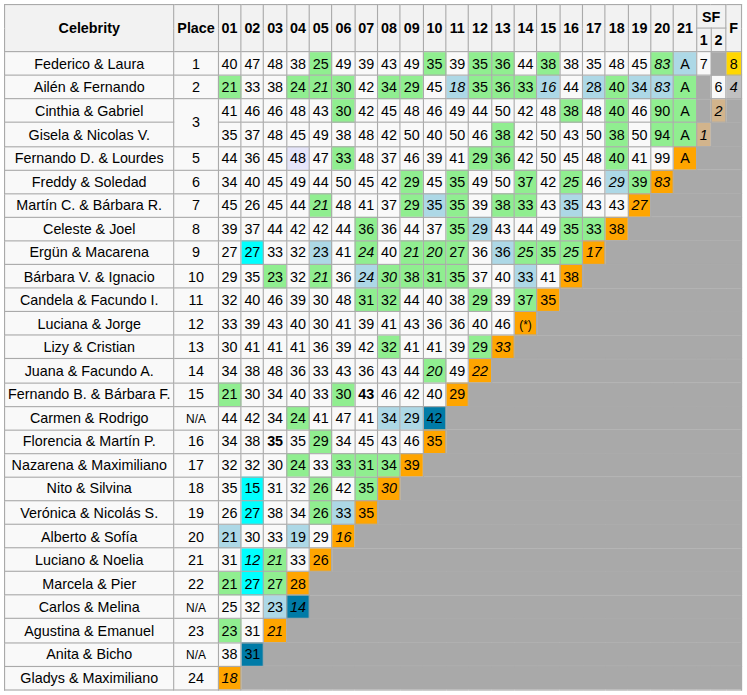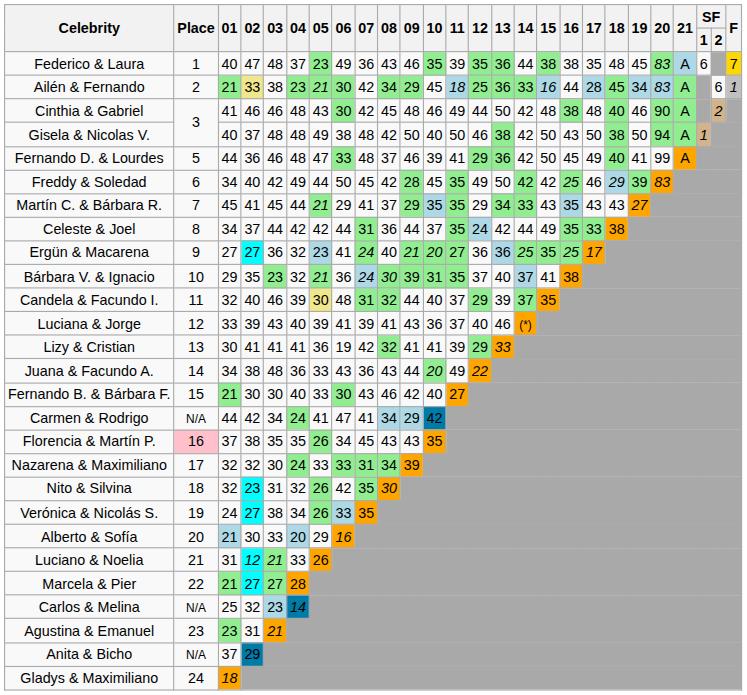(298, 63) 38 -> (298, 63) 37
(321, 63) 25 -> (321, 63) 23
(366, 63) 39 -> (366, 63) 36
(412, 63) 49 -> (412, 63) 46
(704, 63) 7 -> (704, 63) 6
(734, 63) 8 -> (734, 63) 7
(252, 87) no background -> (252, 87) khaki background
(298, 87) 24 -> (298, 87) 23
(480, 87) 35 -> (480, 87) 25
(617, 87) 40 -> (617, 87) 45
(734, 87) 4 -> (734, 87) 1
(230, 134) 35 -> (230, 134) 40
(298, 134) 45 -> (298, 134) 48
(275, 158) 45 -> (275, 158) 46
(298, 158) lavender background -> (298, 158) no background
(594, 158) 48 -> (594, 158) 49
(275, 182) 45 -> (275, 182) 42
(412, 182) 29 -> (412, 182) 28
(526, 182) 37 -> (526, 182) 42
(252, 205) 26 -> (252, 205) 41
(343, 205) 48 -> (343, 205) 29
(480, 205) 39 -> (480, 205) 29
(503, 205) 38 -> (503, 205) 34
(230, 229) 39 -> (230, 229) 34
(366, 229) 36 -> (366, 229) 31
(480, 229) 29 -> (480, 229) 24
(503, 229) 43 -> (503, 229) 42
(275, 252) 33 -> (275, 252) 36
(412, 276) 38 -> (412, 276) 39
(526, 276) 33 -> (526, 276) 37
(321, 300) no background -> (321, 300) khaki background
(457, 300) 38 -> (457, 300) 37
(321, 323) 30 -> (321, 323) 39
(457, 323) 36 -> (457, 323) 37
(343, 347) 39 -> (343, 347) 19
(275, 394) 34 -> (275, 394) 30
(366, 394) bold -> (366, 394) normal
(457, 394) 29 -> (457, 394) 27
(196, 441) no background -> (196, 441) pink background
(230, 441) 34 -> (230, 441) 37
(275, 441) bold -> (275, 441) normal
(321, 441) 29 -> (321, 441) 26
(412, 441) 46 -> (412, 441) 43
(230, 489) 35 -> (230, 489) 32
(252, 489) 15 -> (252, 489) 23
(230, 512) 26 -> (230, 512) 24
(298, 536) 19 -> (298, 536) 20
(230, 654) 38 -> (230, 654) 37
(252, 654) 31 -> (252, 654) 29
